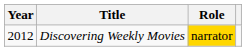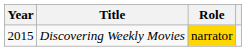(21, 35) 2012 -> (21, 35) 2015
